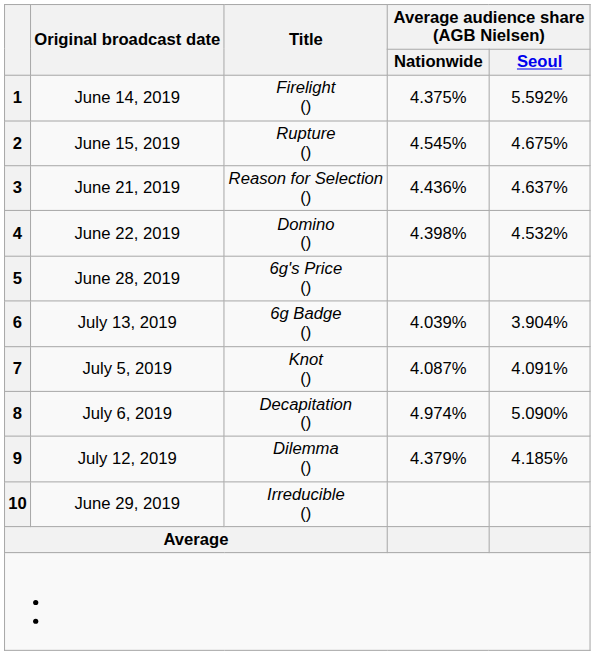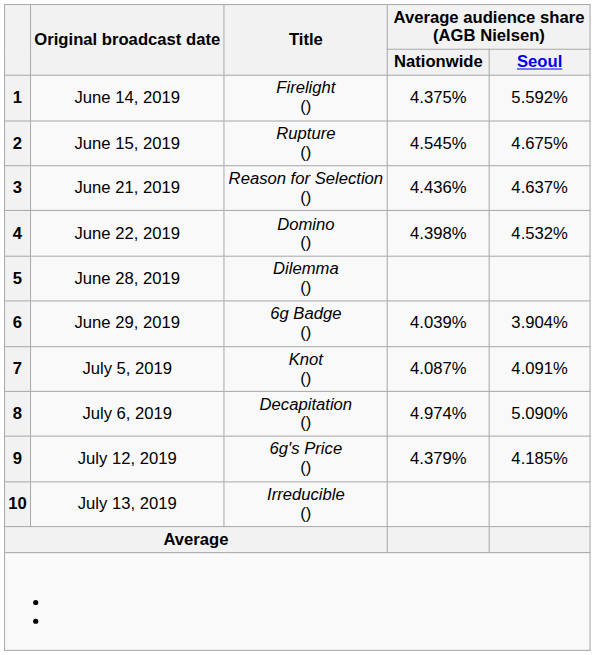(306, 278) 6g's Price () -> (306, 278) Dilemma ()
(127, 323) July 13, 2019 -> (127, 323) June 29, 2019
(306, 458) Dilemma () -> (306, 458) 6g's Price ()
(127, 504) June 29, 2019 -> (127, 504) July 13, 2019
